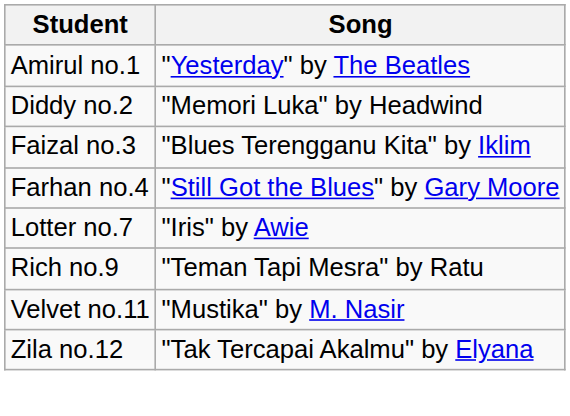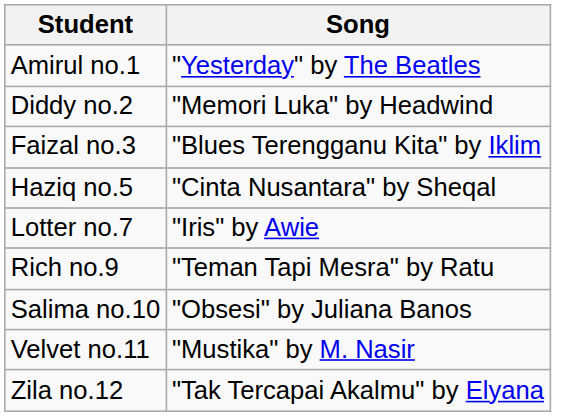- row: (80, 187)
+ row: (72, 187)
+ row: (85, 308)
